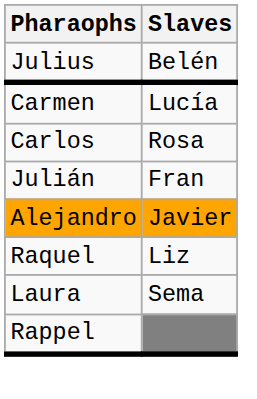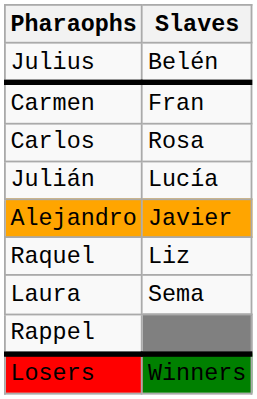(183, 104) Lucía -> (176, 104) Fran
(176, 180) Fran -> (183, 180) Lucía
+ row: (53, 374)
